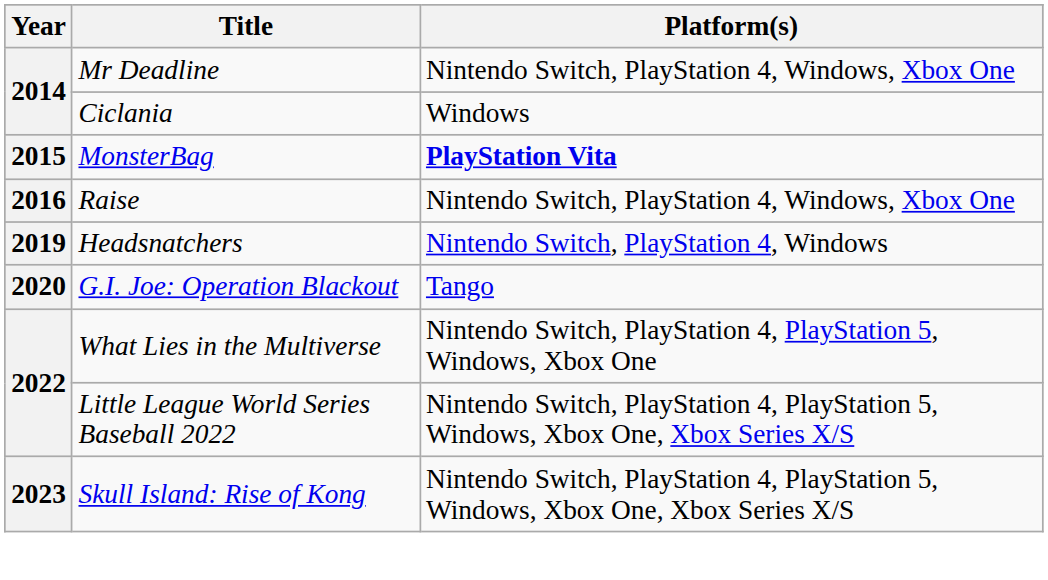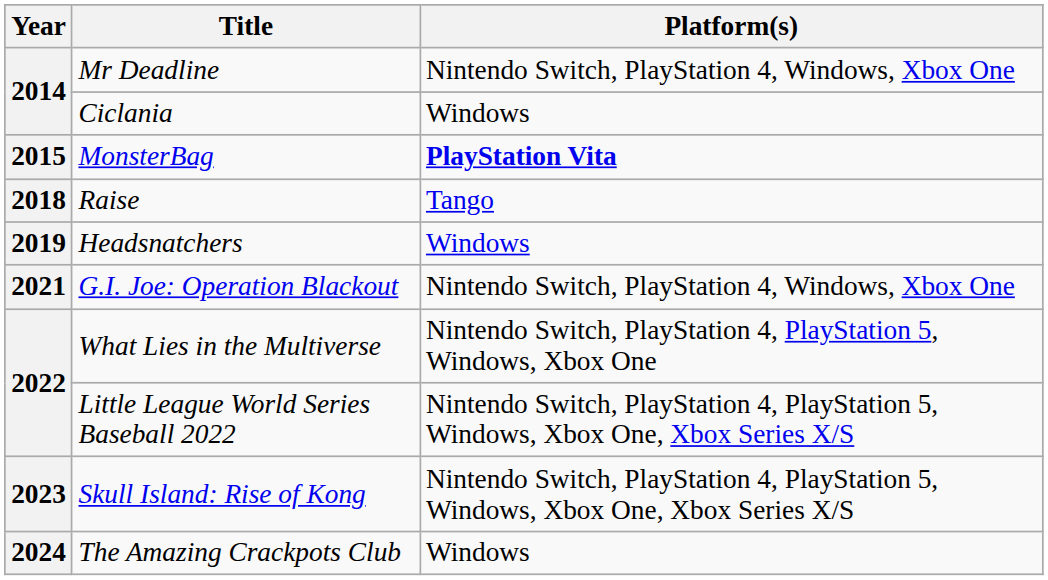(39, 199) 2016 -> (39, 199) 2018
(720, 199) Nintendo Switch, PlayStation 4, Windows, Xbox One -> (460, 199) Tango
(657, 243) Nintendo Switch, PlayStation 4, Windows -> (478, 243) Windows
(39, 286) 2020 -> (39, 286) 2021
(460, 286) Tango -> (720, 286) Nintendo Switch, PlayStation 4, Windows, Xbox One
+ row: (240, 552)
